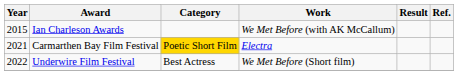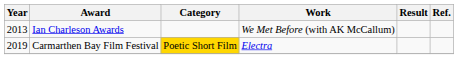(17, 29) 2015 -> (17, 29) 2013
(17, 45) 2021 -> (17, 45) 2019
- row: (83, 62)
